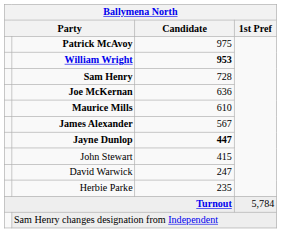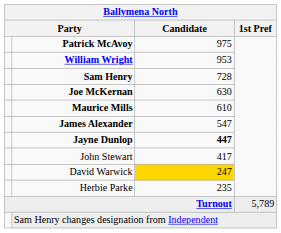(224, 60) bold -> (224, 60) normal
(224, 92) 636 -> (224, 92) 630
(224, 124) 567 -> (224, 124) 547
(224, 156) 415 -> (224, 156) 417
(224, 172) no background -> (224, 172) gold background
(263, 204) 5,784 -> (263, 204) 5,789
